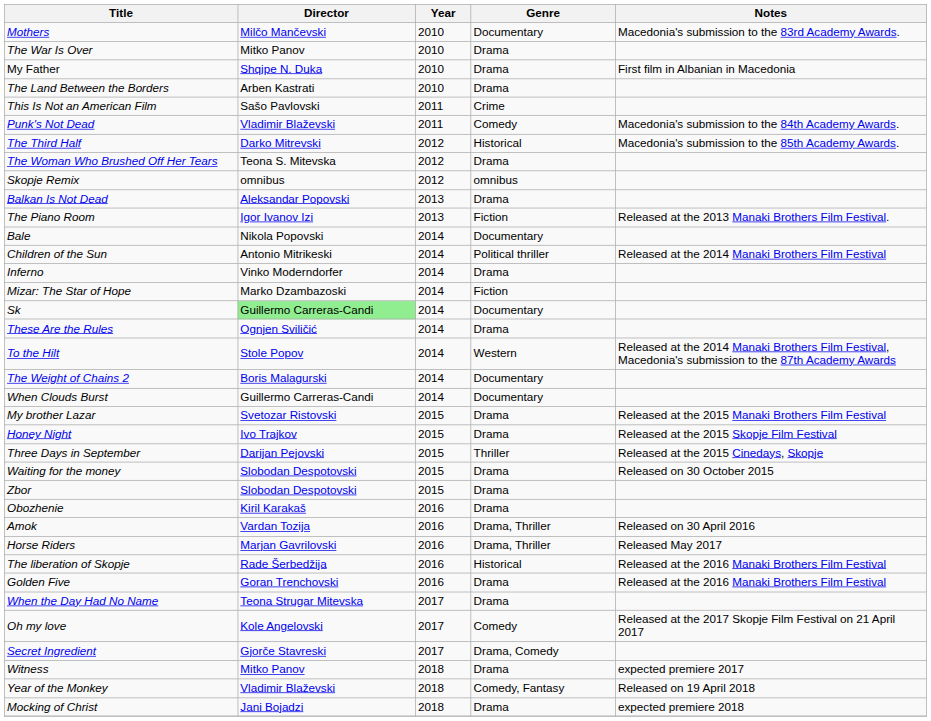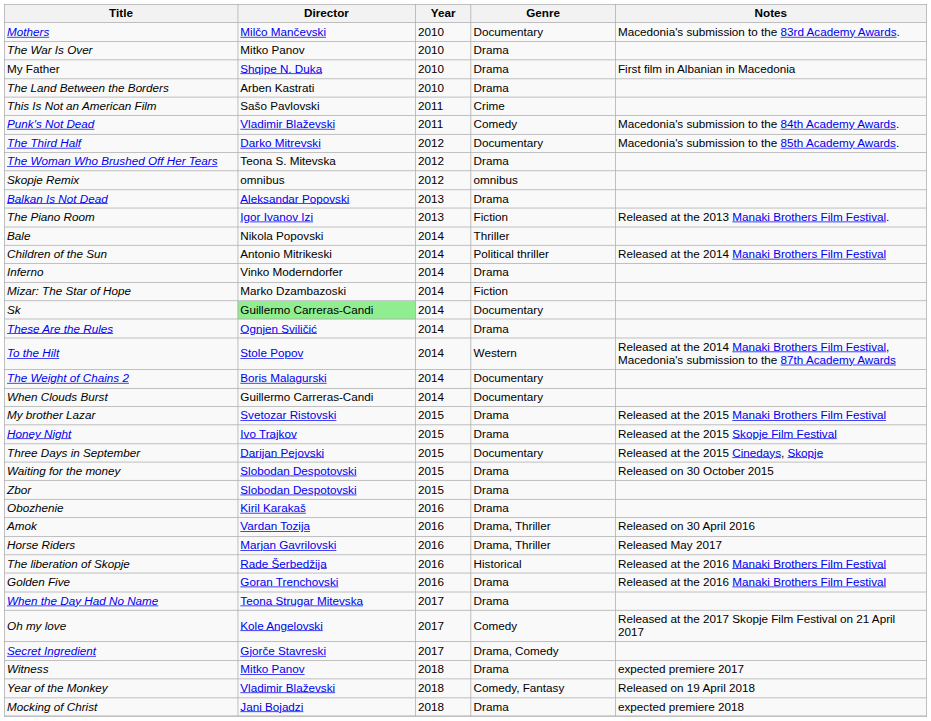(498, 143) Historical -> (508, 143) Documentary
(508, 236) Documentary -> (491, 236) Thriller
(491, 452) Thriller -> (508, 452) Documentary
